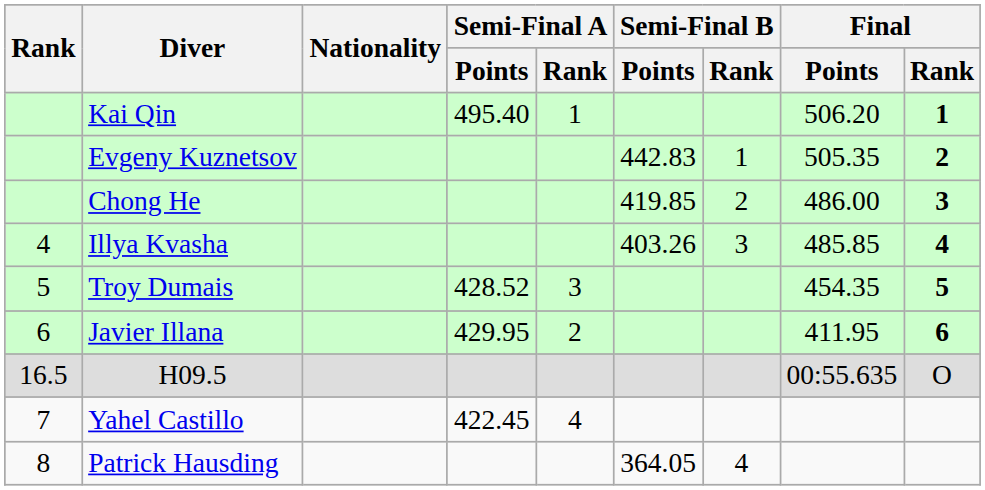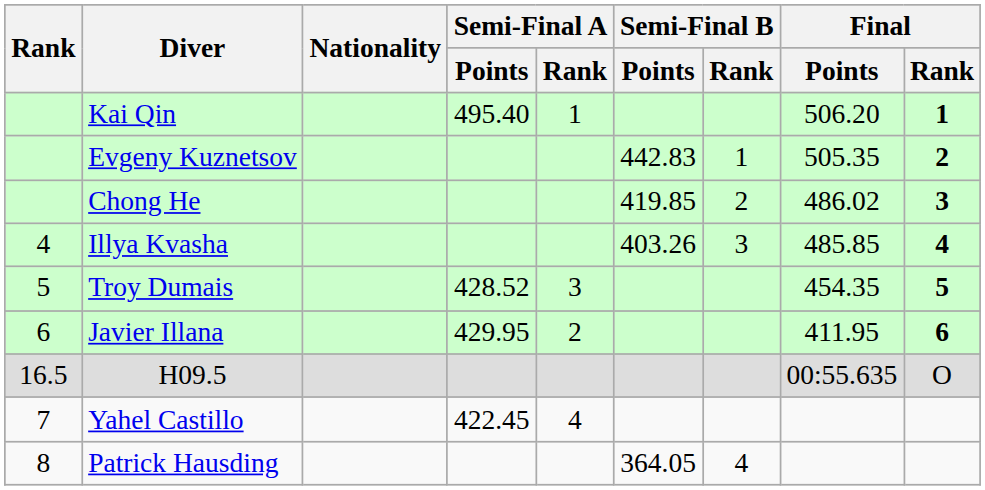(842, 200) 486.00 -> (842, 200) 486.02
